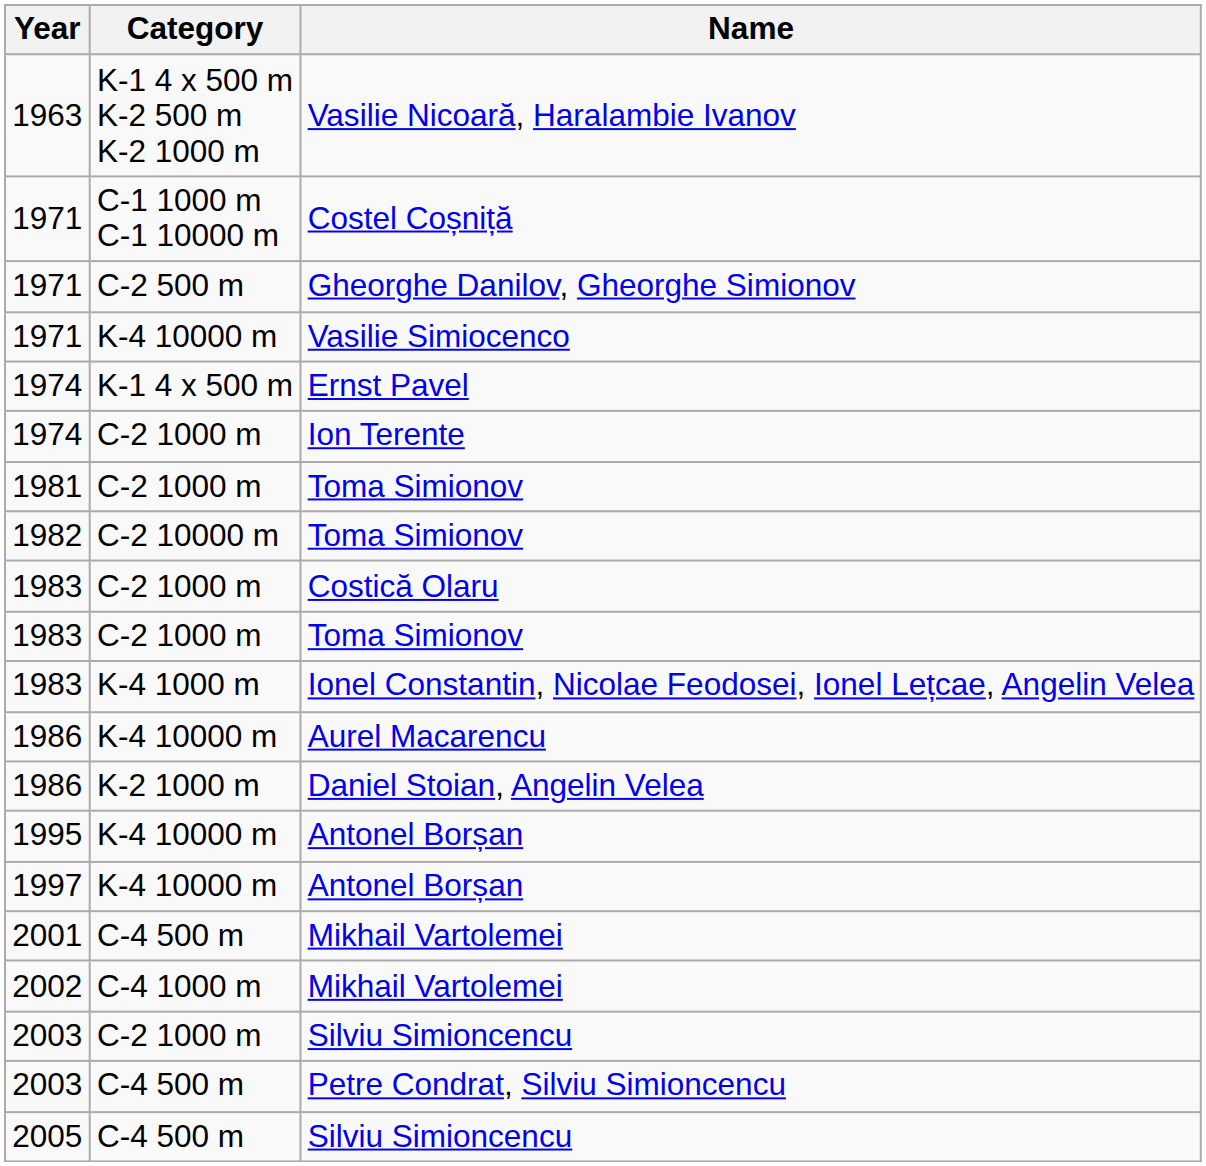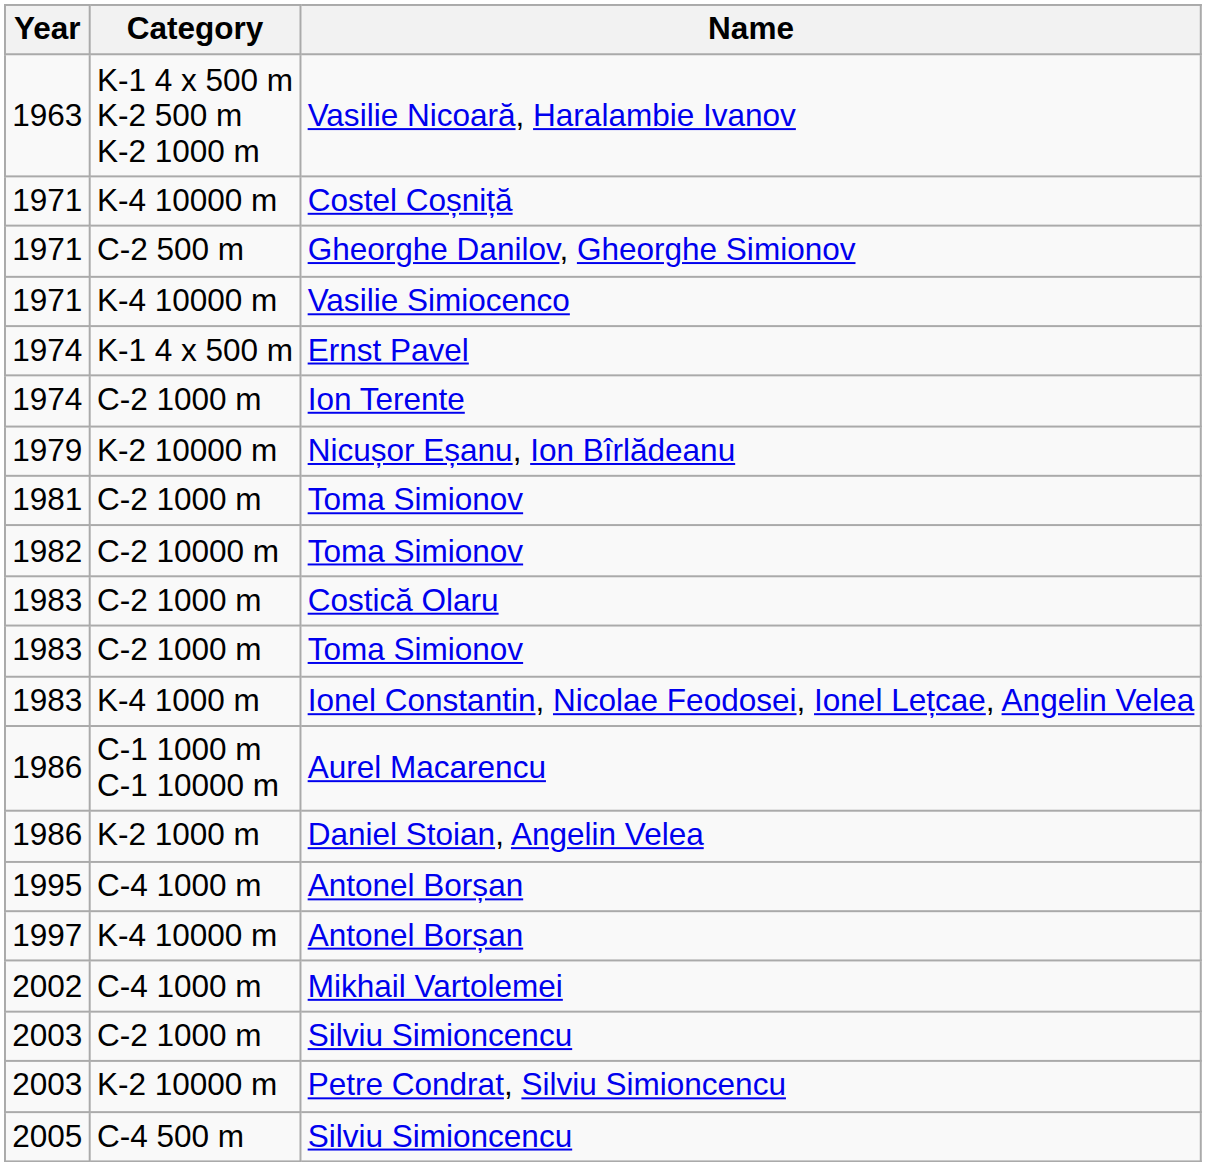(188, 218) C-1 1000 m C-1 10000 m -> (187, 200) K-4 10000 m
+ row: (47, 450)
(187, 735) K-4 10000 m -> (188, 767) C-1 1000 m C-1 10000 m
(187, 835) K-4 10000 m -> (179, 885) C-4 1000 m
- row: (47, 935)
(170, 1085) C-4 500 m -> (187, 1085) K-2 10000 m
